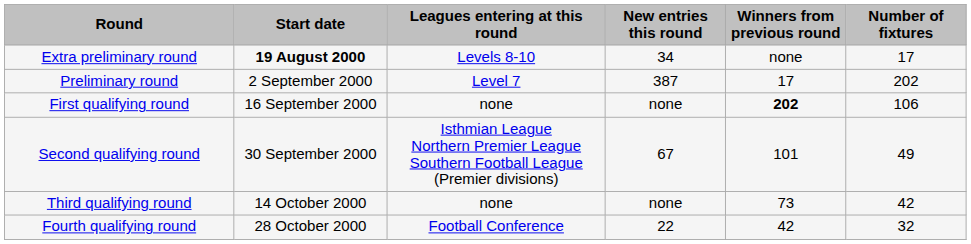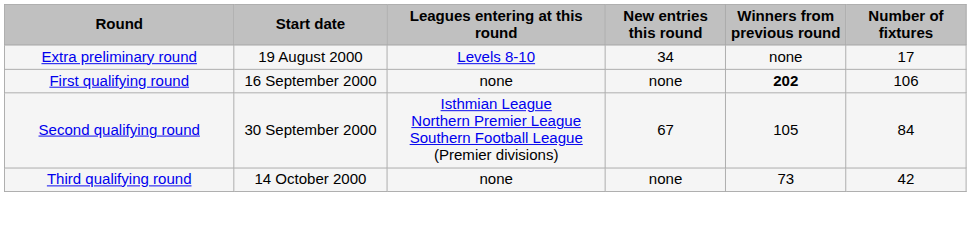(310, 57) bold -> (310, 57) normal
- row: (119, 81)
(786, 154) 101 -> (786, 130) 105
(906, 154) 49 -> (906, 130) 84
- row: (119, 227)
